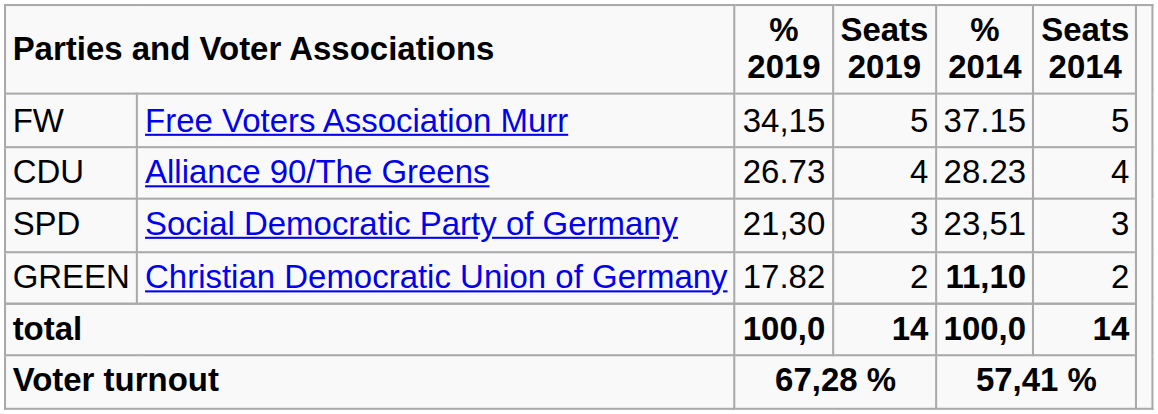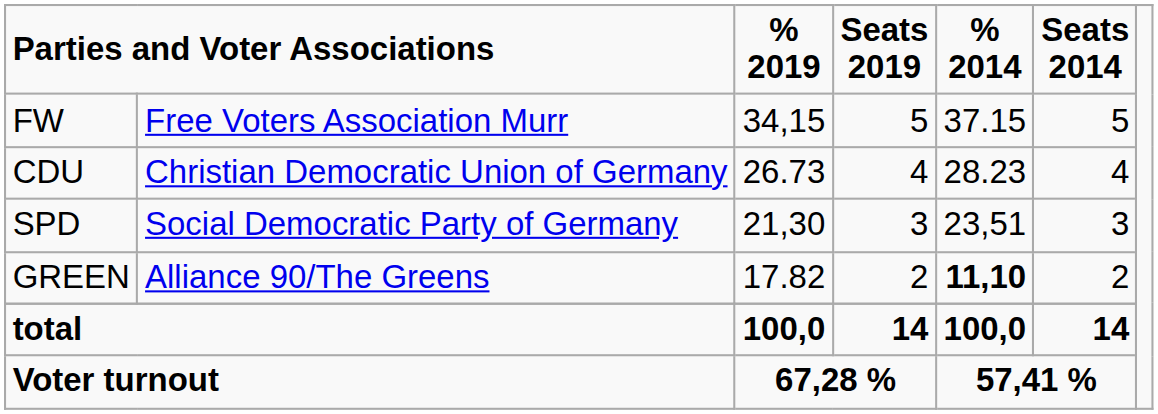(317, 172) Alliance 90/The Greens -> (436, 172) Christian Democratic Union of Germany
(436, 276) Christian Democratic Union of Germany -> (317, 276) Alliance 90/The Greens
